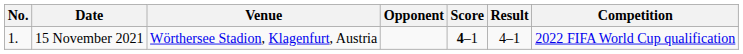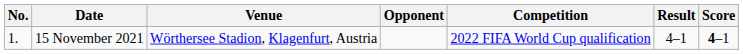columns swapped: (467, 15) <-> (635, 15)
